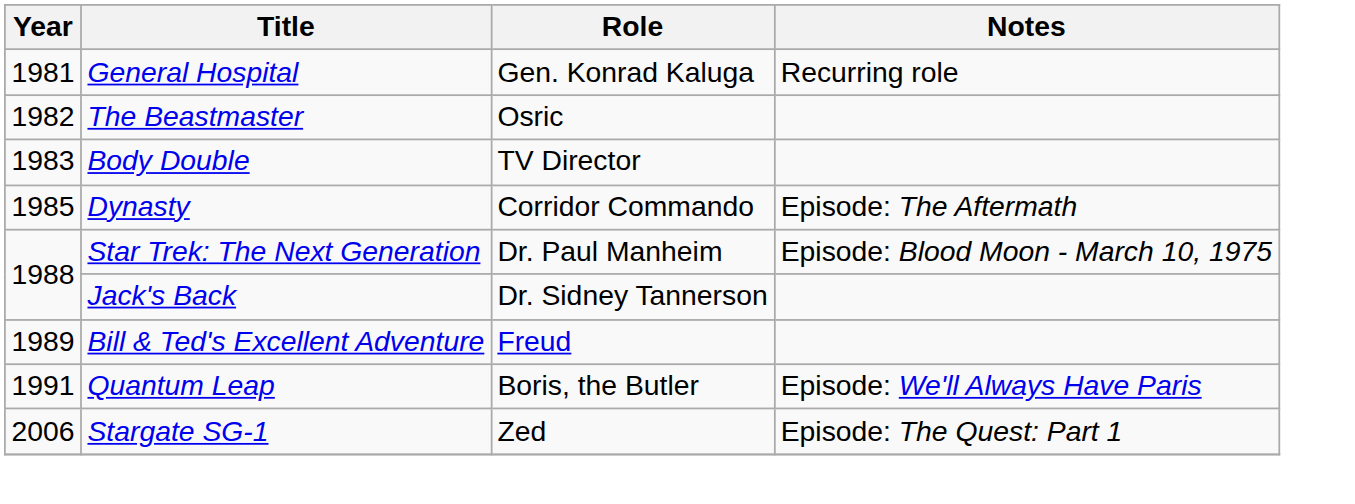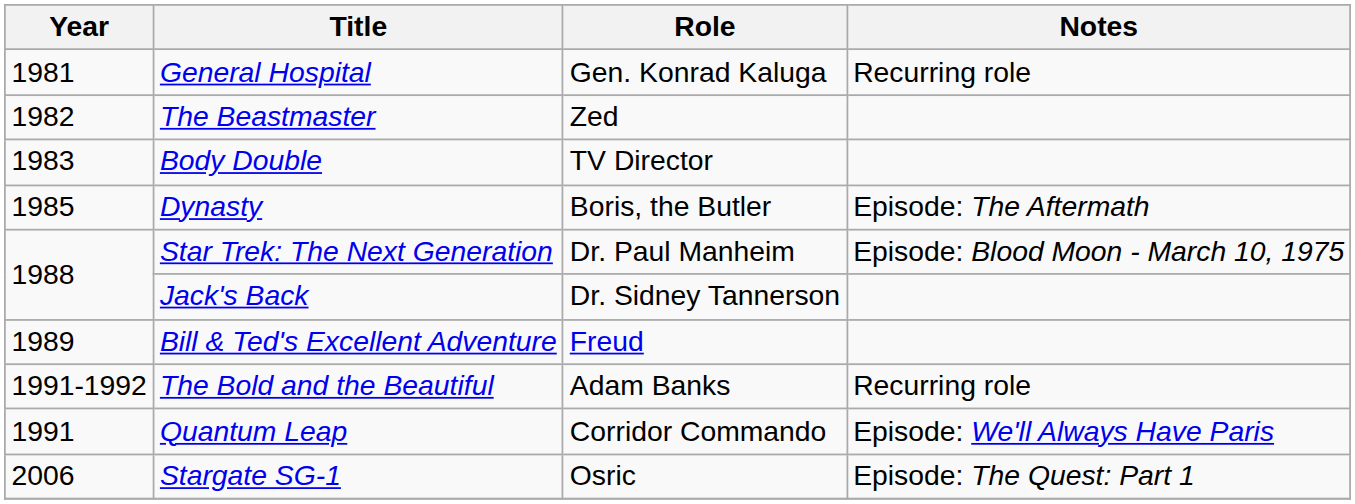(530, 116) Osric -> (594, 116) Zed
(626, 206) Corridor Commando -> (671, 206) Boris, the Butler
+ row: (327, 386)
(598, 386) Boris, the Butler -> (698, 431) Corridor Commando
(522, 431) Zed -> (603, 476) Osric
